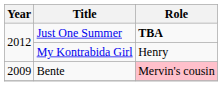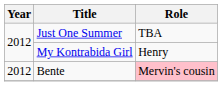(151, 33) bold -> (150, 33) normal
(19, 71) 2009 -> (19, 71) 2012
